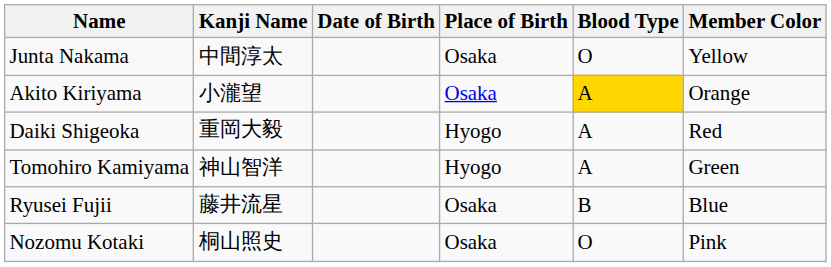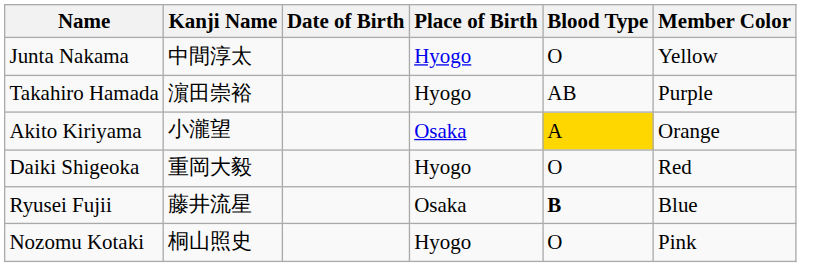(471, 56) Osaka -> (443, 56) Hyogo
+ row: (84, 93)
(585, 130) A -> (555, 167) O
- row: (99, 167)
(585, 205) normal -> (554, 205) bold
(471, 242) Osaka -> (443, 242) Hyogo
